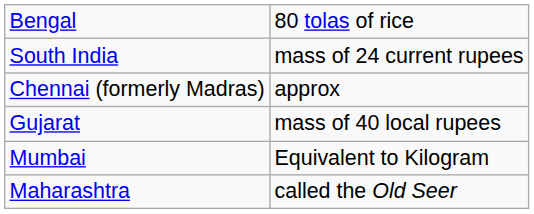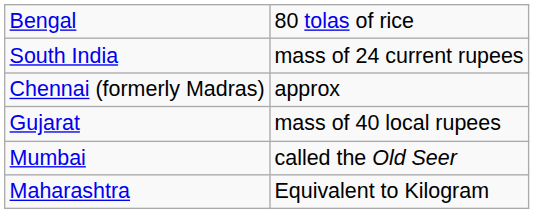(382, 157) Equivalent to Kilogram -> (366, 157) called the Old Seer
(366, 191) called the Old Seer -> (382, 191) Equivalent to Kilogram
